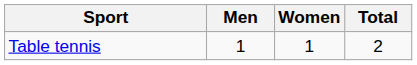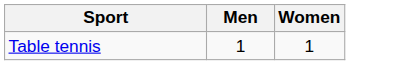- column: (378, 18)
